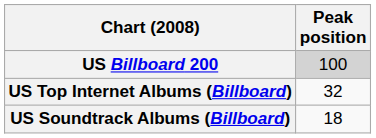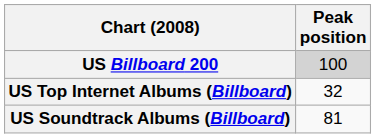(333, 118) 18 -> (333, 118) 81
